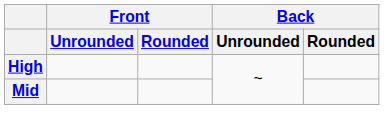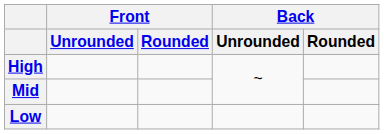+ row: (26, 116)
